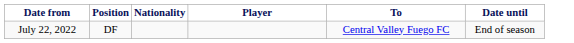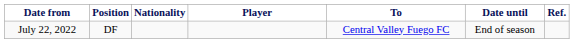+ column: (557, 13)
